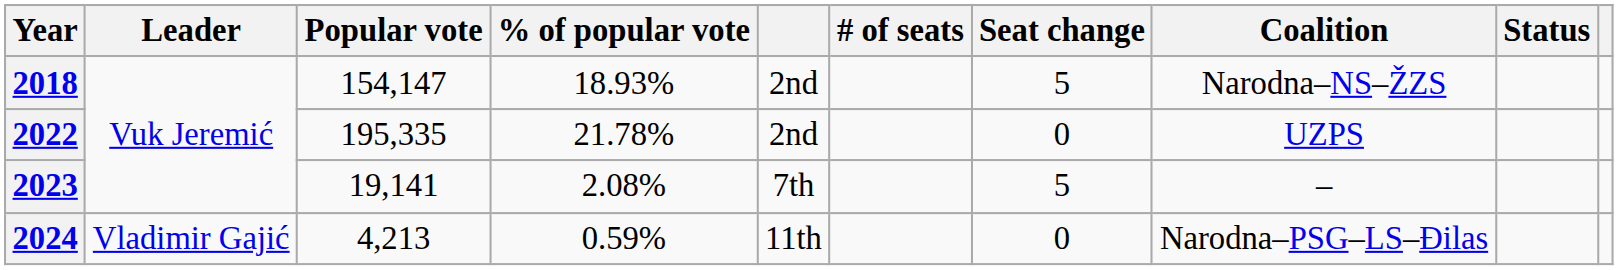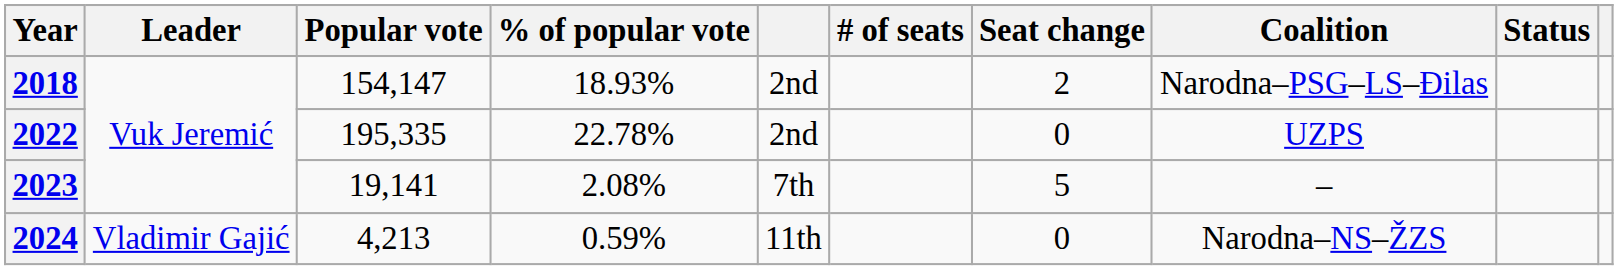(1062, 82) 5 -> (1062, 82) 2
(1324, 82) Narodna–NS–ŽZS -> (1324, 82) Narodna–PSG–LS–Đilas
(624, 133) 21.78% -> (624, 133) 22.78%
(1324, 237) Narodna–PSG–LS–Đilas -> (1324, 237) Narodna–NS–ŽZS
